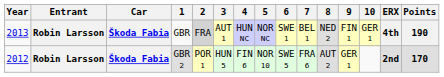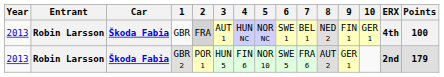(420, 33) 190 -> (420, 33) 100
(18, 59) 2012 -> (18, 59) 2013
(420, 59) 170 -> (420, 59) 179
